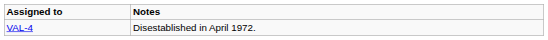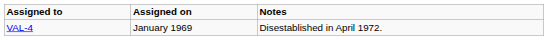+ column: (162, 12)
